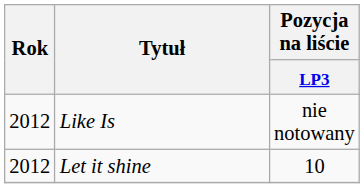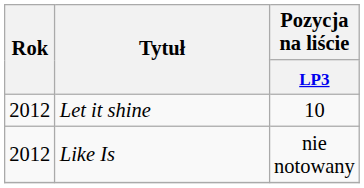rows swapped: (87, 121) <-> (105, 165)
